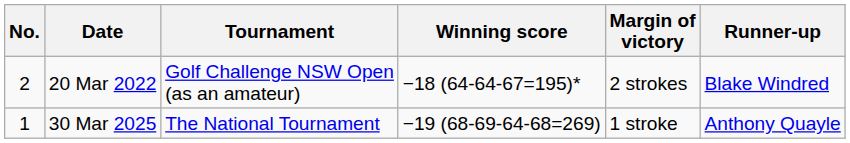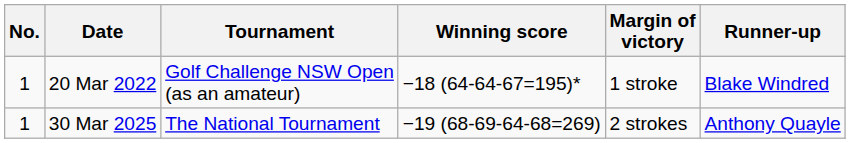(24, 82) 2 -> (24, 82) 1
(648, 82) 2 strokes -> (644, 82) 1 stroke
(644, 123) 1 stroke -> (648, 123) 2 strokes
